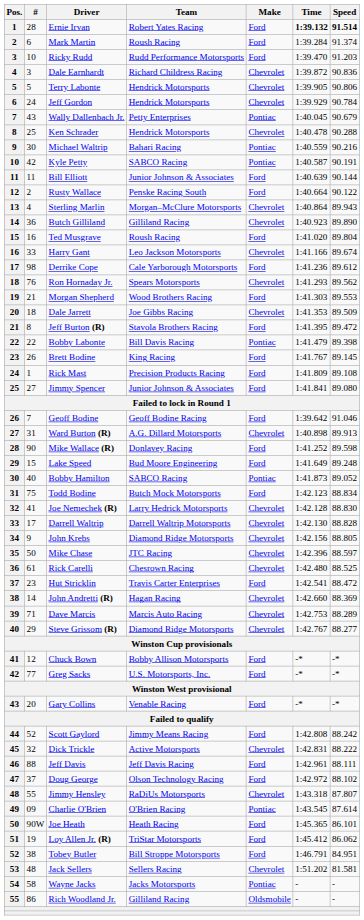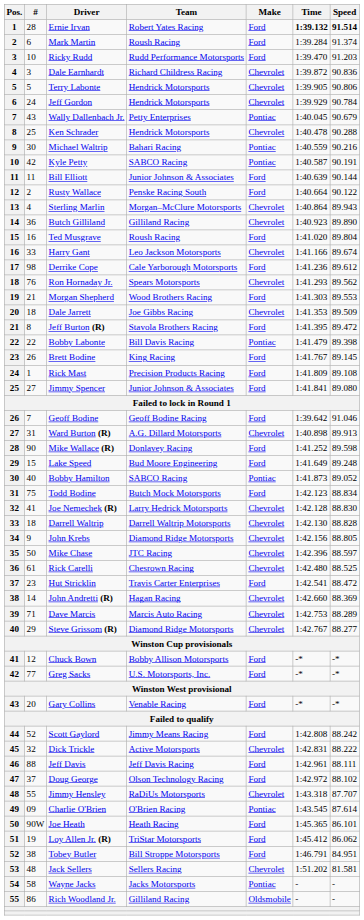(31, 523) 17 -> (31, 523) 18
(345, 794) 87.807 -> (345, 794) 87.707
